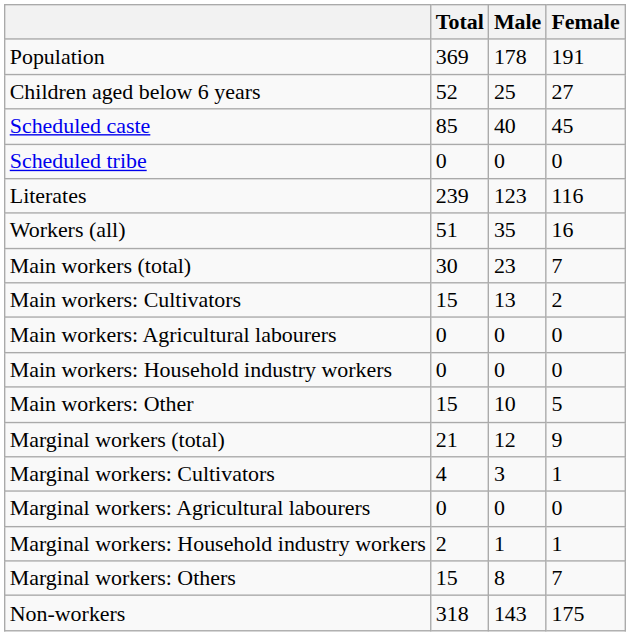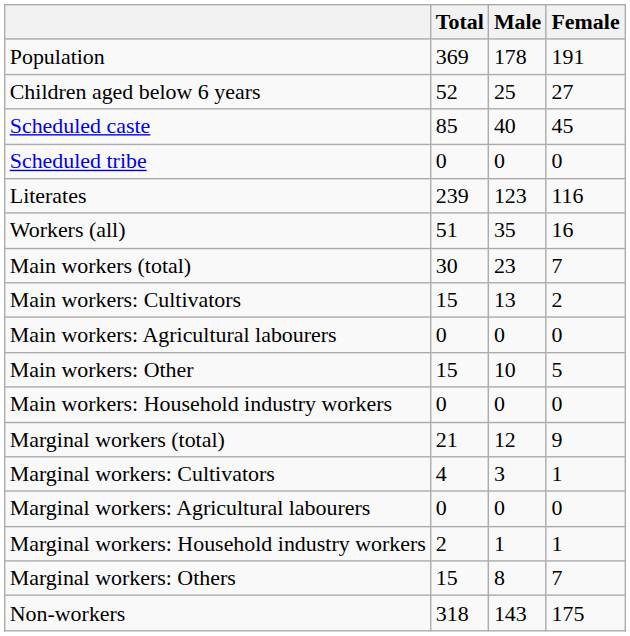rows swapped: (201, 369) <-> (102, 404)
